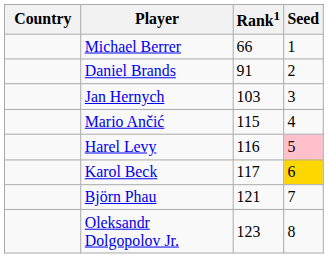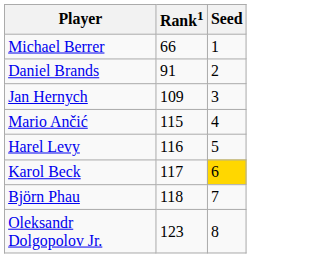- column: (43, 19)
(248, 96) 103 -> (172, 96) 109
(291, 146) pink background -> (215, 146) no background
(248, 197) 121 -> (172, 197) 118
